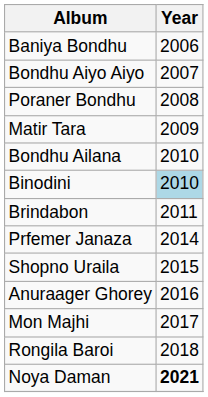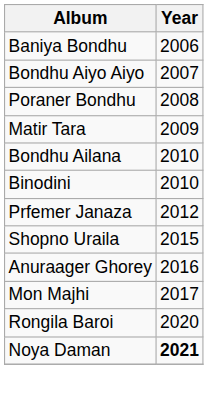(179, 184) lightblue background -> (179, 184) no background
- row: (48, 211)
(179, 239) 2014 -> (179, 211) 2012
(179, 350) 2018 -> (179, 322) 2020
